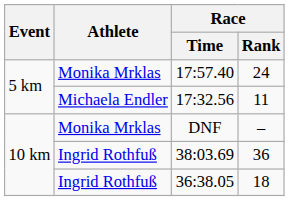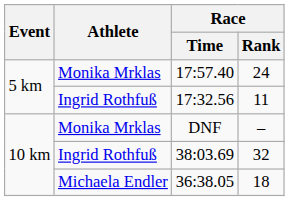(113, 100) Michaela Endler -> (107, 100) Ingrid Rothfuß
(261, 155) 36 -> (261, 155) 32
(107, 182) Ingrid Rothfuß -> (113, 182) Michaela Endler
